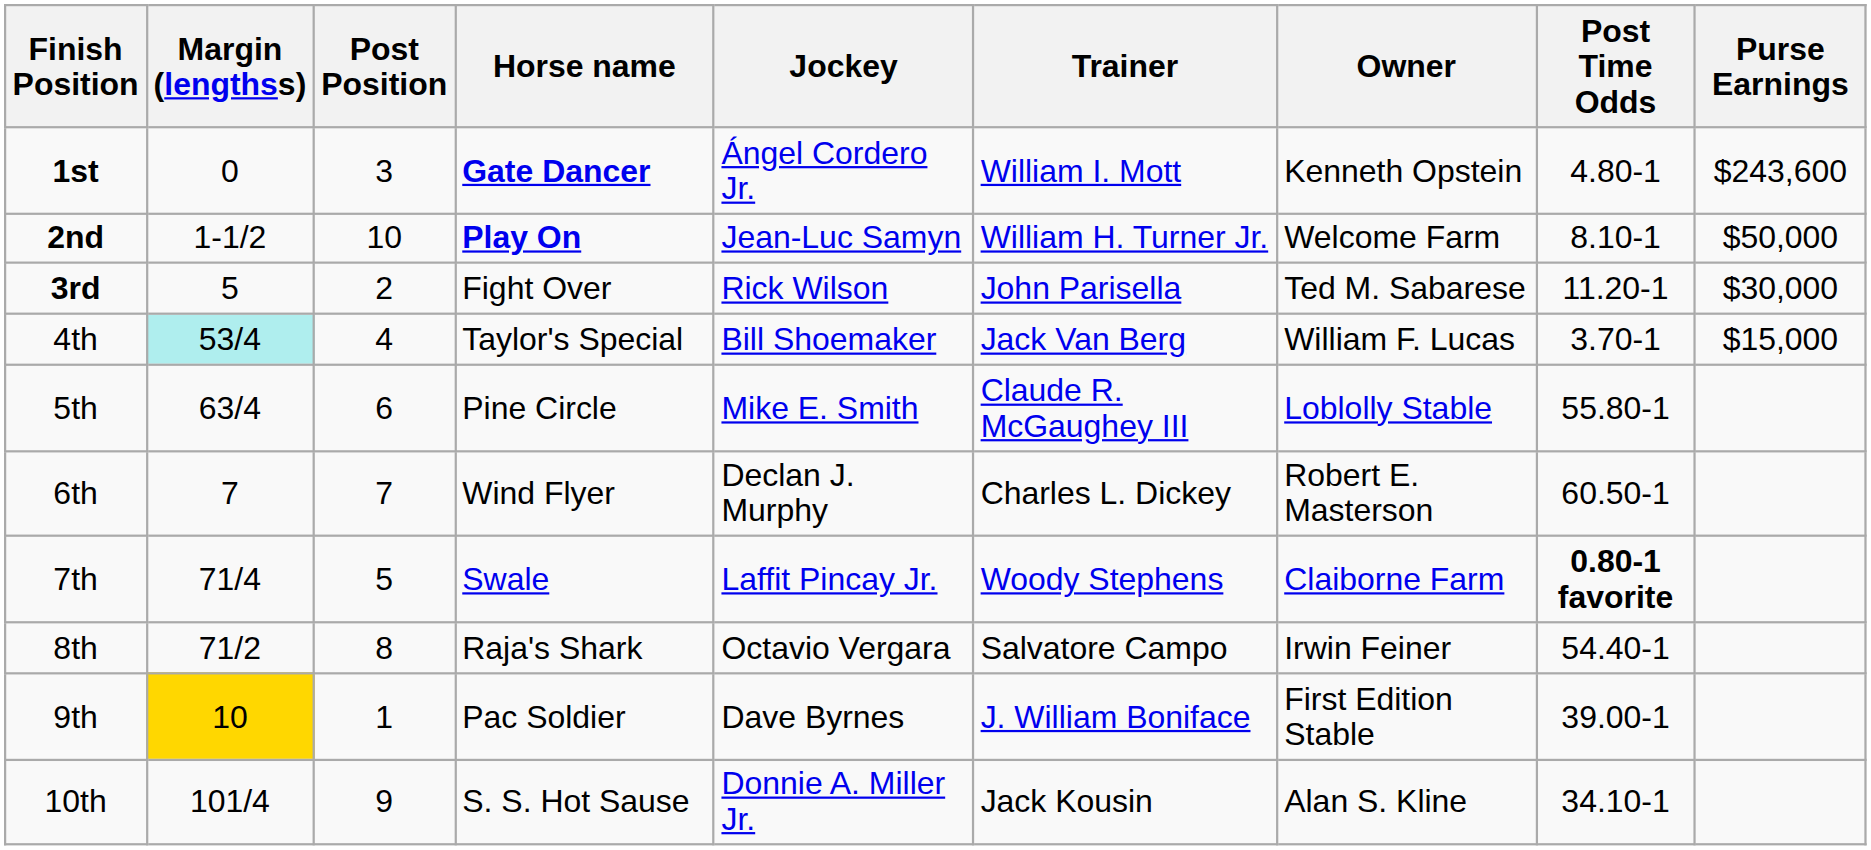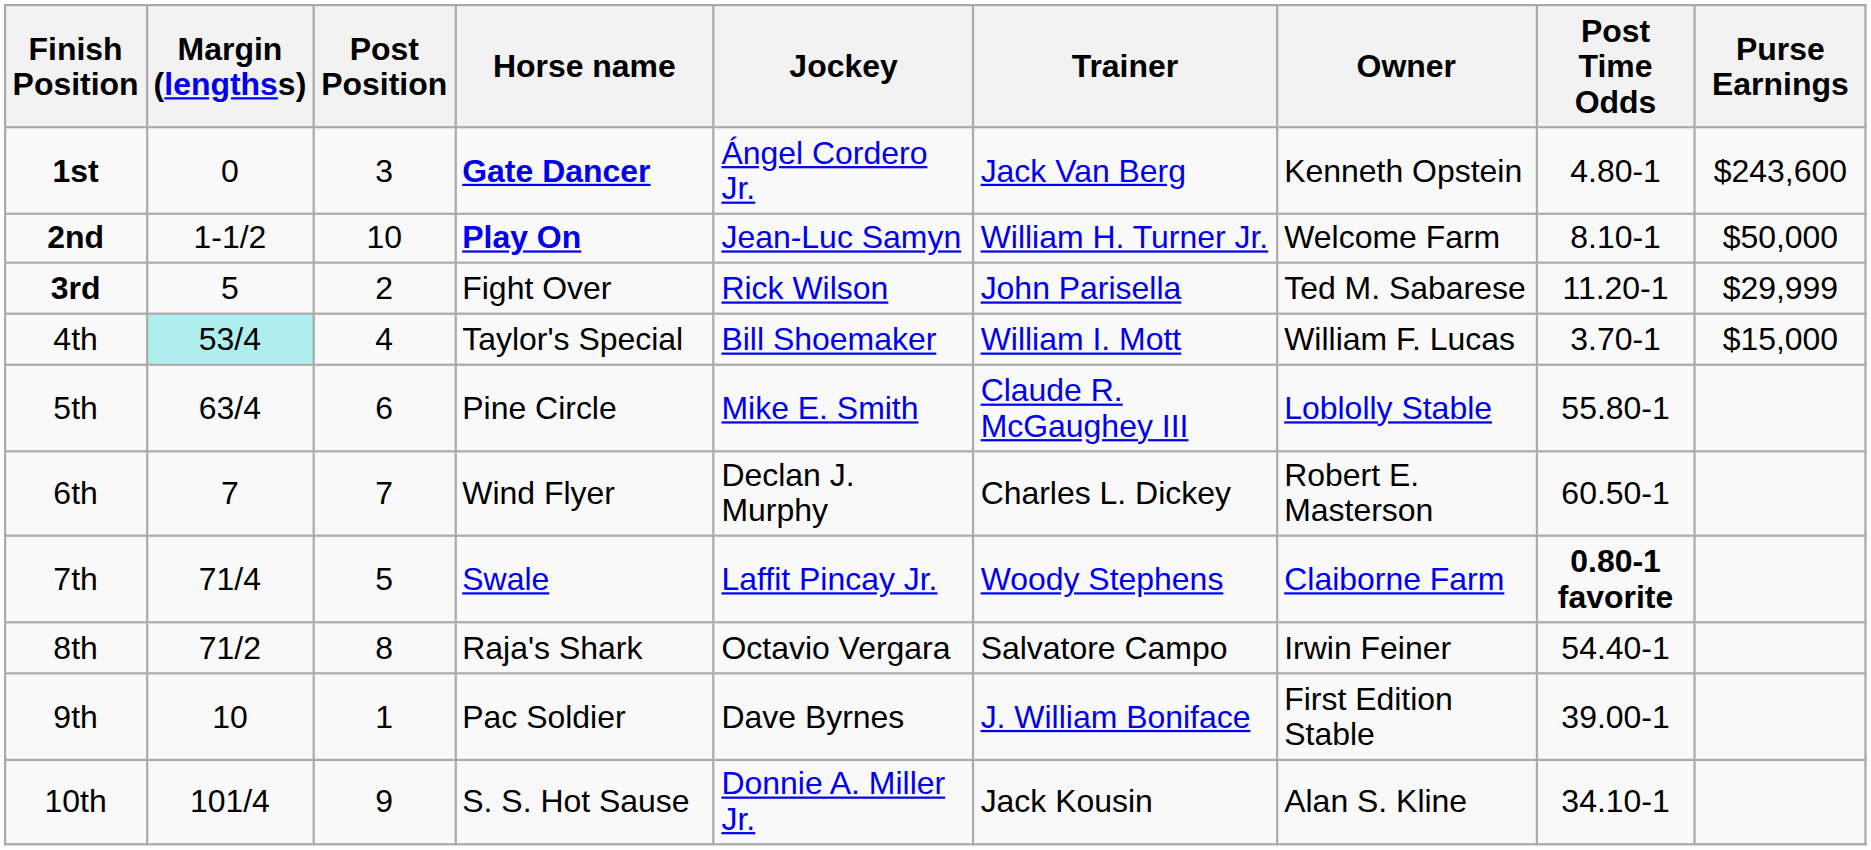(1081, 170) William I. Mott -> (1083, 170) Jack Van Berg
(1780, 289) $30,000 -> (1780, 289) $29,999
(1083, 339) Jack Van Berg -> (1081, 339) William I. Mott
(230, 716) gold background -> (230, 716) no background
